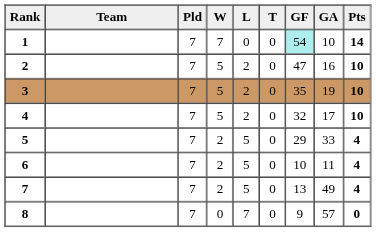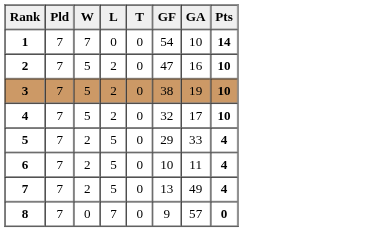- column: (112, 17)
(300, 41) paleturquoise background -> (167, 41) no background
(300, 91) 35 -> (167, 91) 38
